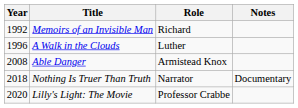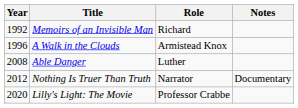(172, 45) Luther -> (192, 45) Armistead Knox
(192, 62) Armistead Knox -> (172, 62) Luther
(17, 78) 2018 -> (17, 78) 2012
